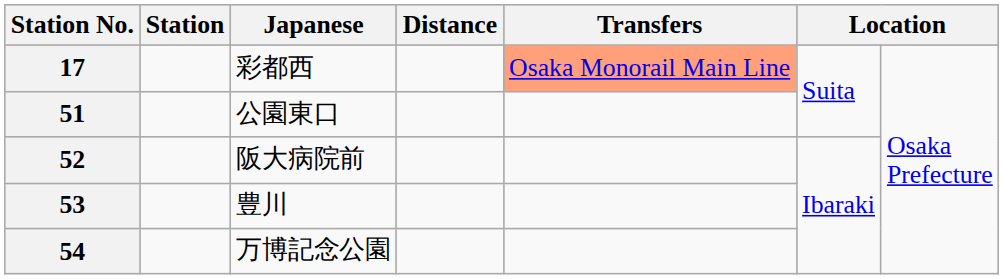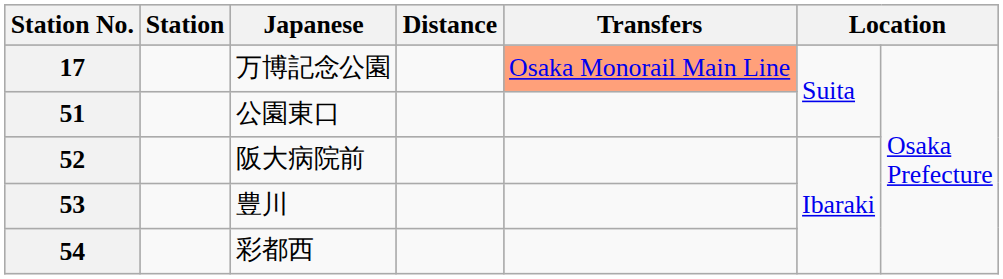(275, 67) 彩都西 -> (314, 67) 万博記念公園
(314, 250) 万博記念公園 -> (275, 250) 彩都西
